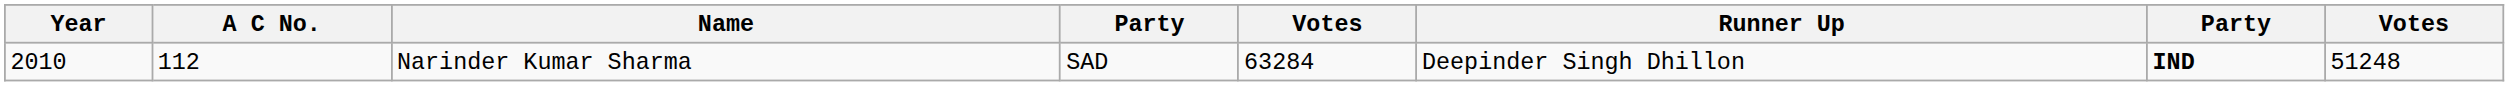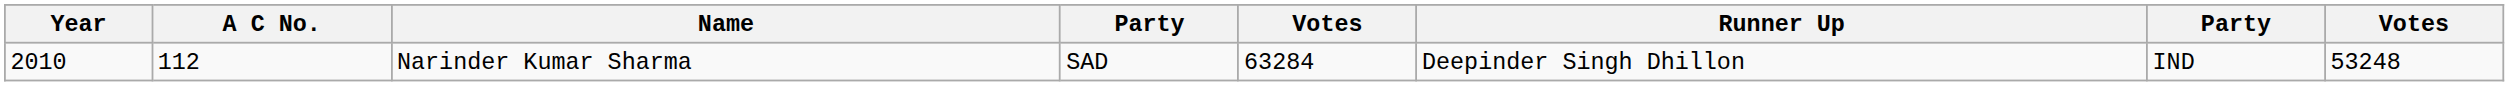(2174, 62) bold -> (2174, 62) normal
(2366, 62) 51248 -> (2366, 62) 53248
